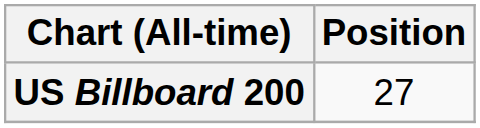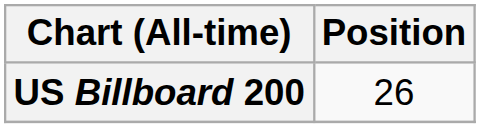(394, 91) 27 -> (394, 91) 26
